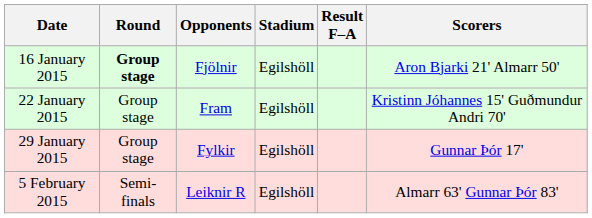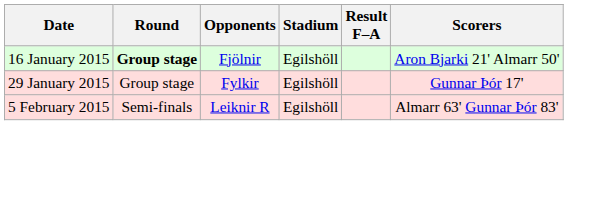- row: (52, 108)
